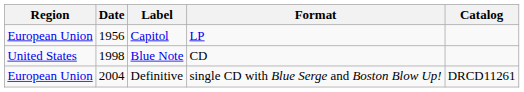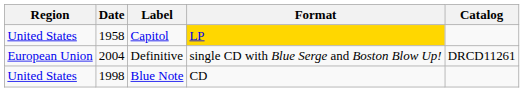(50, 35) European Union -> (42, 35) United States
(112, 35) 1956 -> (112, 35) 1958
(197, 35) no background -> (197, 35) gold background
rows swapped: (157, 76) <-> (157, 55)
